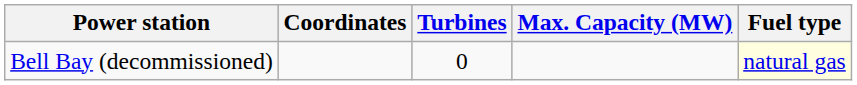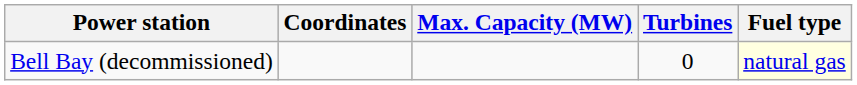columns swapped: (625, 23) <-> (462, 23)
